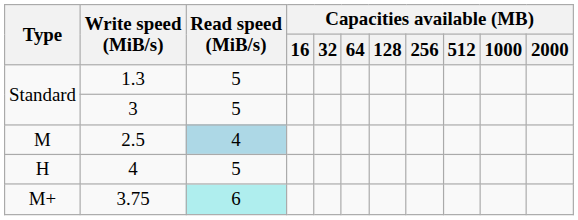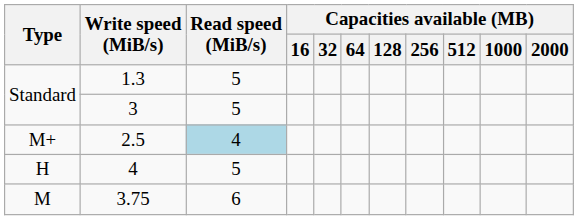(42, 139) M -> (42, 139) M+
(42, 199) M+ -> (42, 199) M
(236, 199) paleturquoise background -> (236, 199) no background
